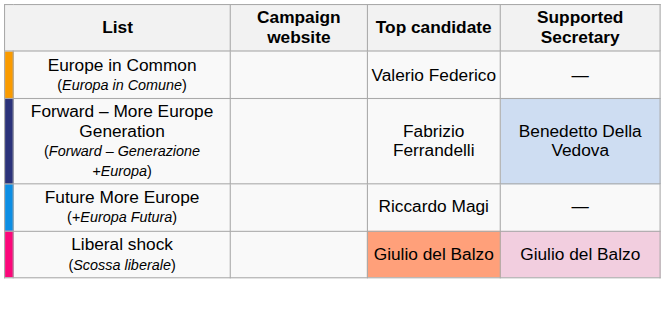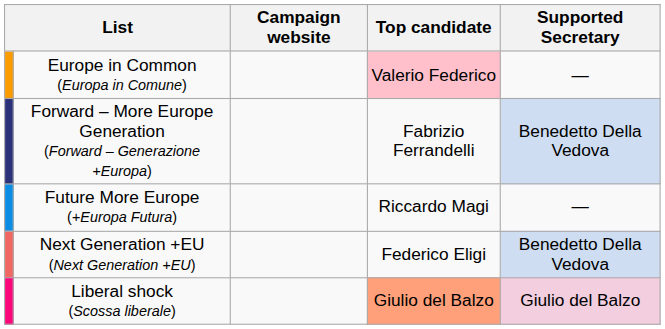(434, 74) no background -> (434, 74) pink background
+ row: (122, 254)
